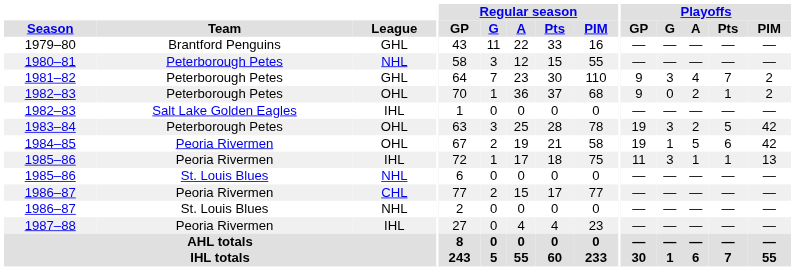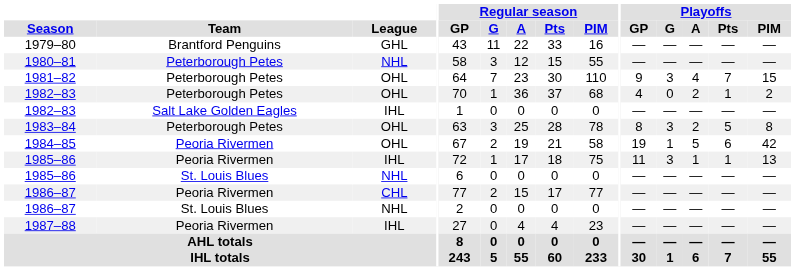(394, 77) GHL -> (394, 77) OHL
(769, 77) 2 -> (769, 77) 15
(639, 94) 9 -> (639, 94) 4
(639, 127) 19 -> (639, 127) 8
(769, 127) 42 -> (769, 127) 8
